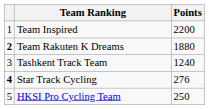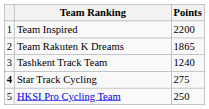(9, 46) bold -> (9, 46) normal
(184, 46) 1880 -> (184, 46) 1865
(181, 79) 276 -> (181, 79) 275
